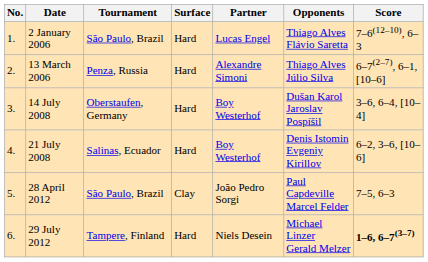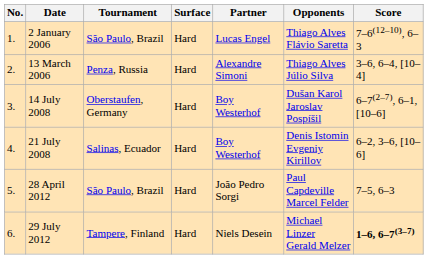(387, 71) 6–7(2–7), 6–1, [10–6] -> (388, 69) 3–6, 6–4, [10–4]
(388, 109) 3–6, 6–4, [10–4] -> (387, 106) 6–7(2–7), 6–1, [10–6]
(185, 193) Clay -> (185, 190) Hard
